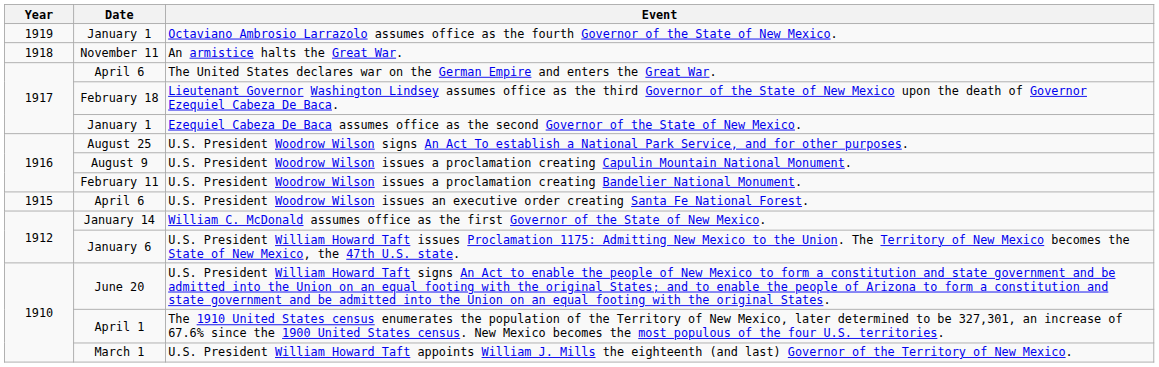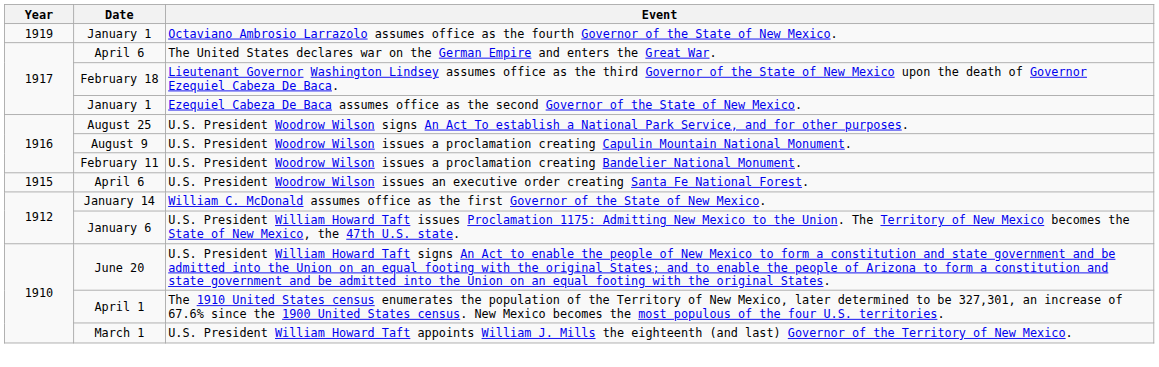- row: (286, 53)
